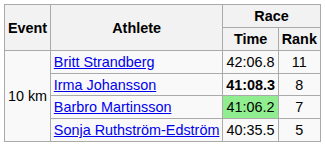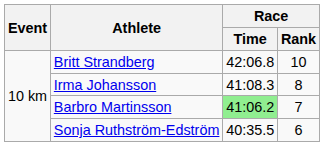(299, 62) 11 -> (299, 62) 10
(251, 85) bold -> (250, 85) normal
(299, 130) 5 -> (299, 130) 6
